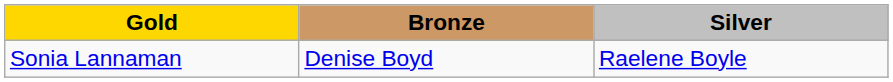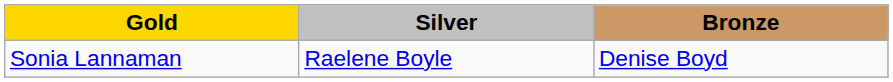columns swapped: (741, 22) <-> (446, 22)
